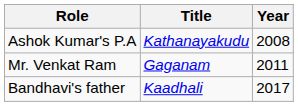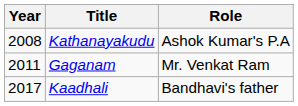columns swapped: (273, 16) <-> (72, 16)
